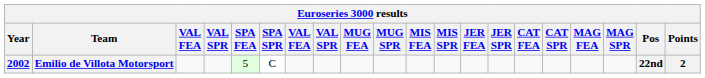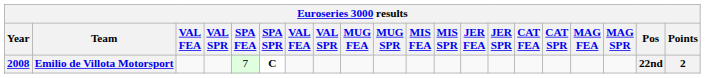(18, 64) 2002 -> (18, 64) 2008
(245, 64) 5 -> (245, 64) 7
(272, 64) normal -> (272, 64) bold
